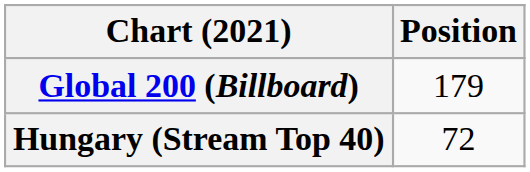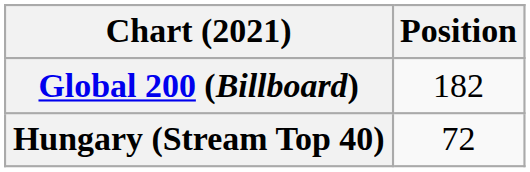(459, 85) 179 -> (459, 85) 182
